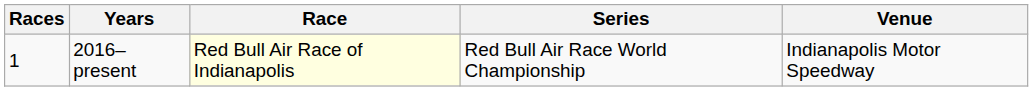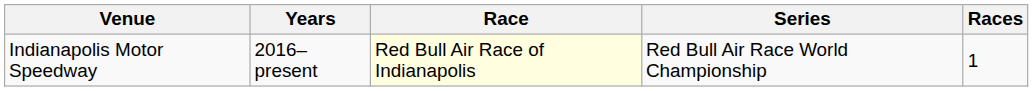columns swapped: (37, 19) <-> (905, 19)
